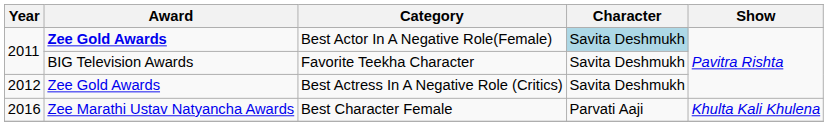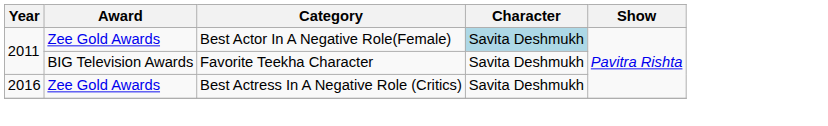(107, 39) bold -> (104, 39) normal
(24, 86) 2012 -> (24, 86) 2016
- row: (377, 109)
